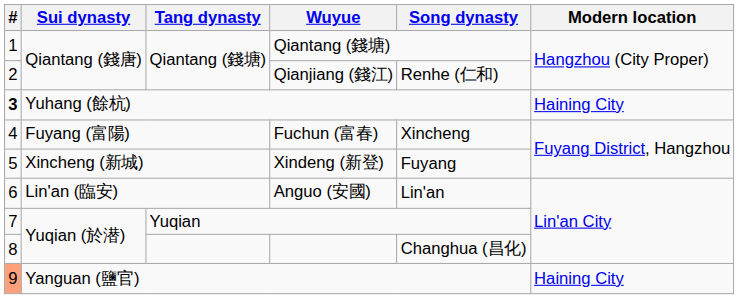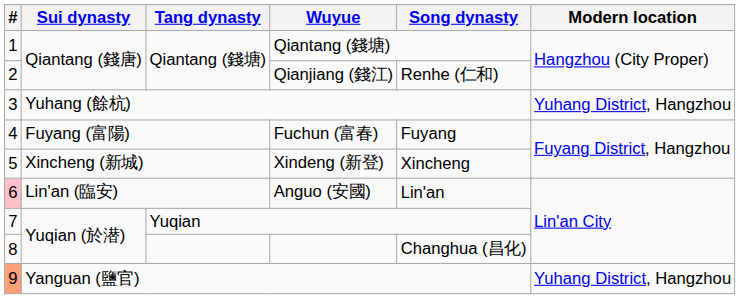(13, 104) bold -> (13, 104) normal
(579, 104) Haining City -> (633, 104) Yuhang District, Hangzhou
(435, 134) Xincheng -> (428, 134) Fuyang
(428, 163) Fuyang -> (435, 163) Xincheng
(13, 193) no background -> (13, 193) pink background
(579, 278) Haining City -> (633, 278) Yuhang District, Hangzhou
